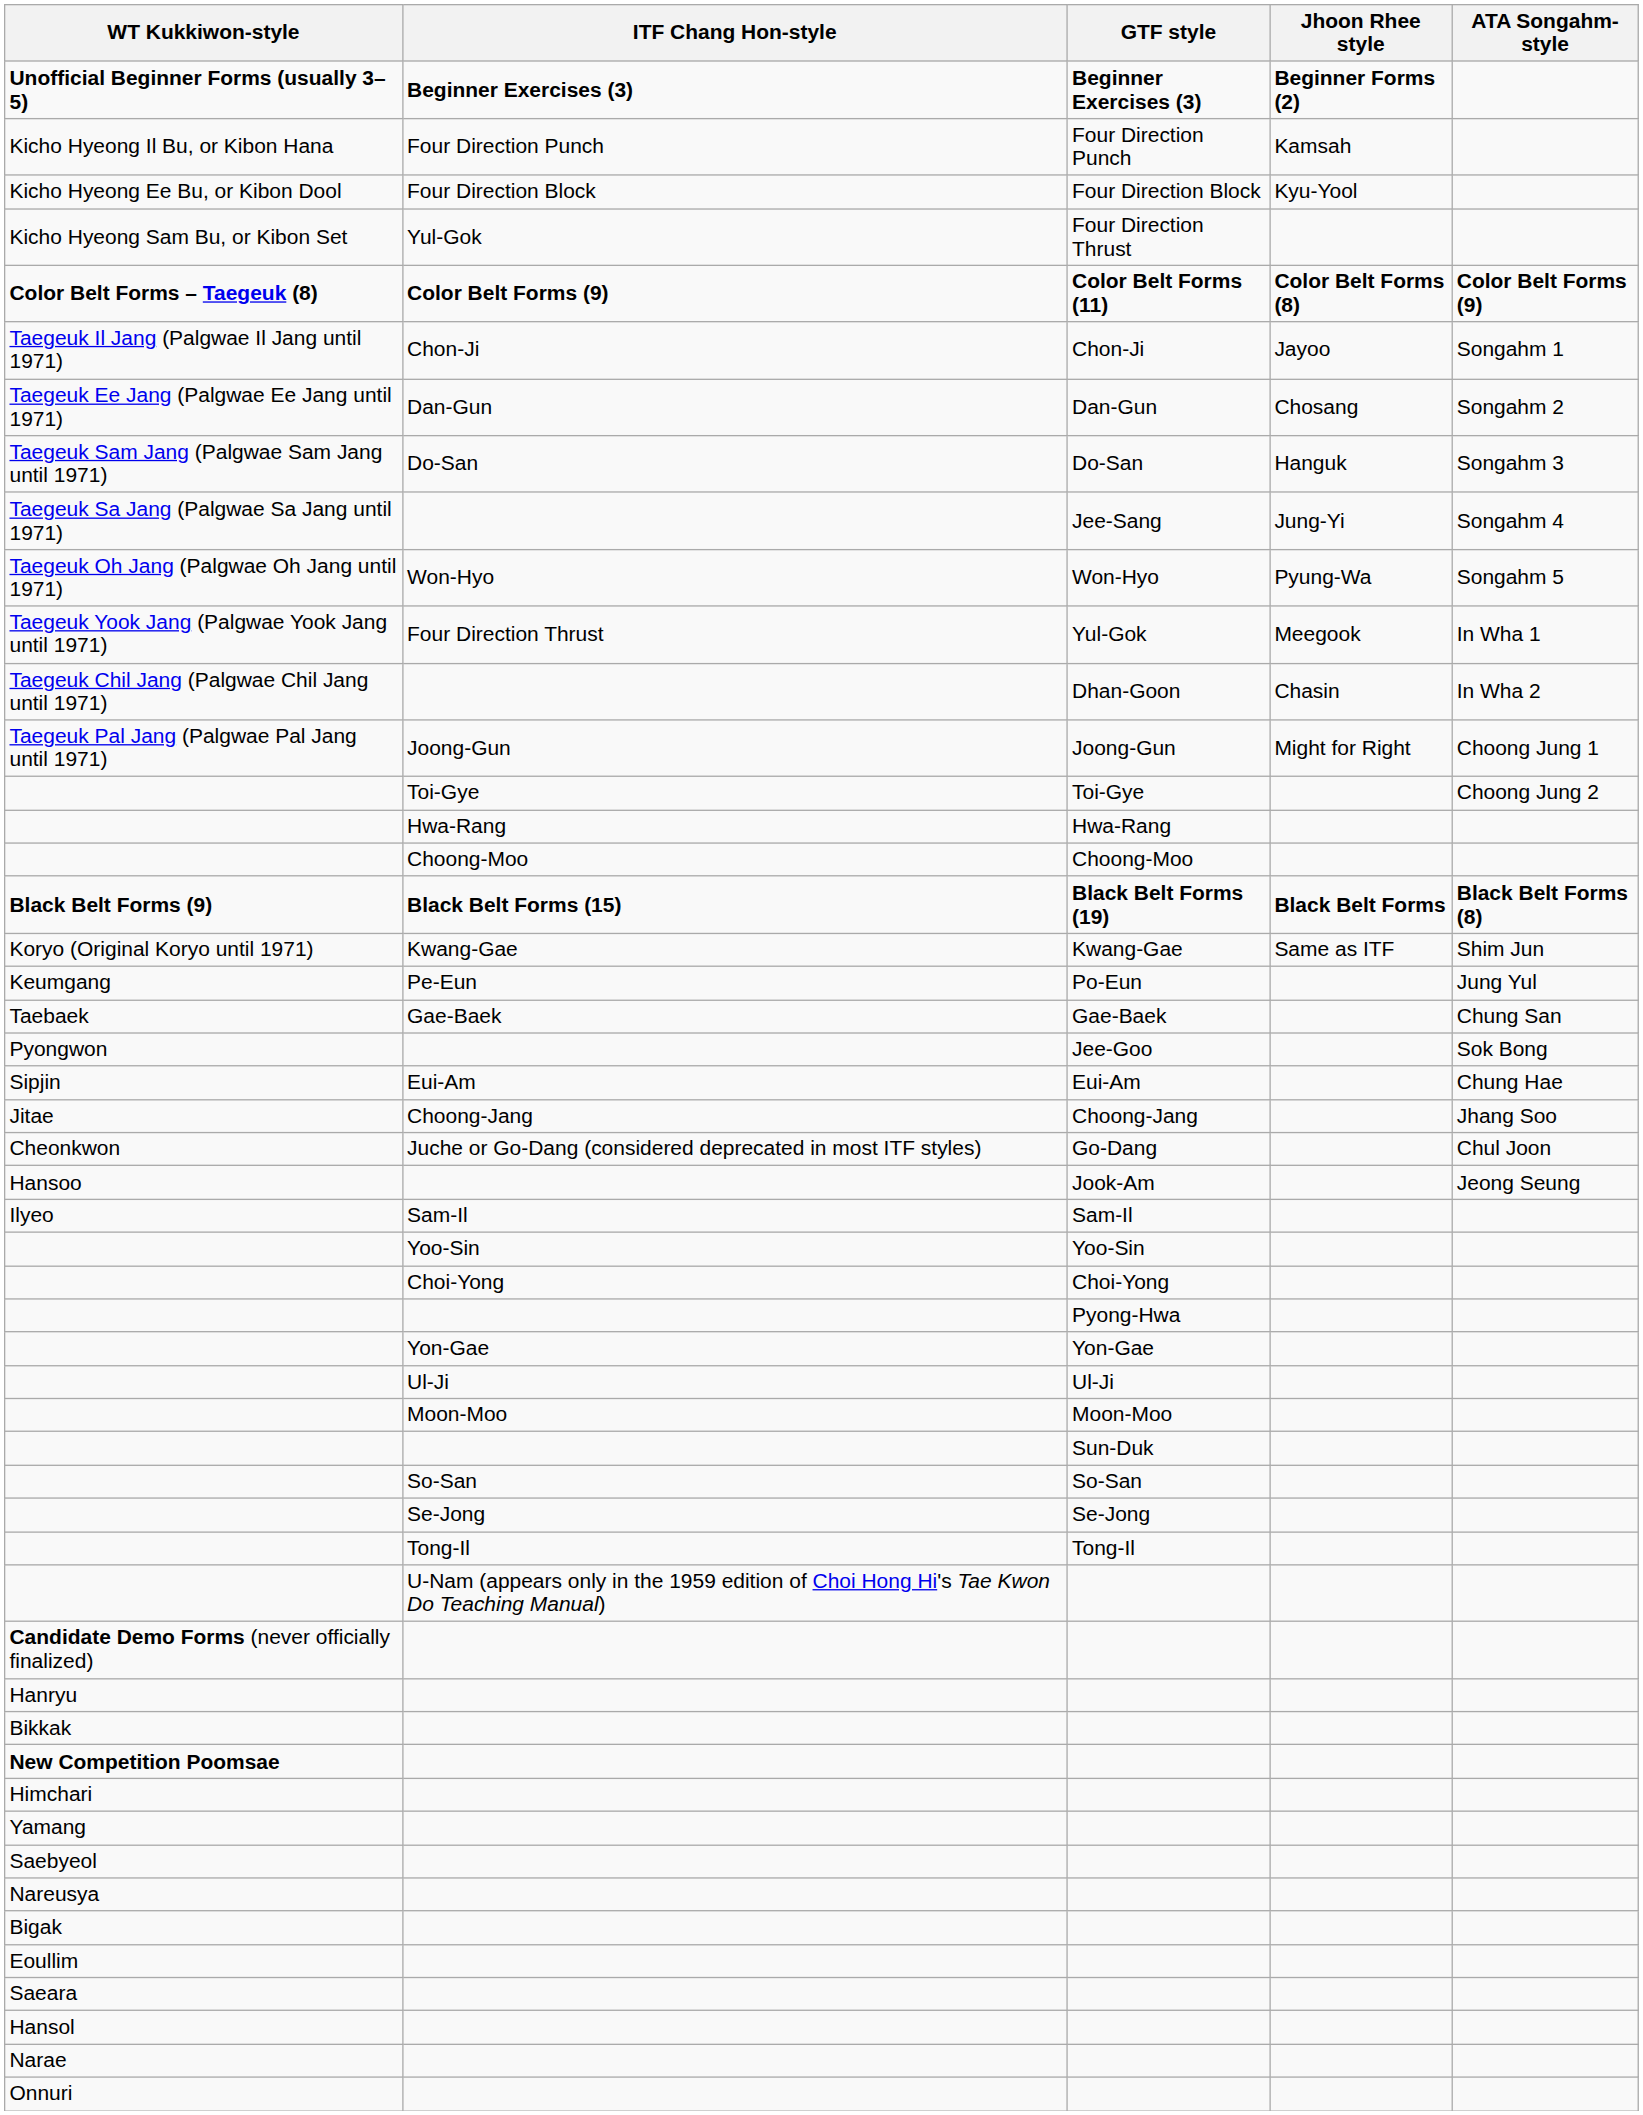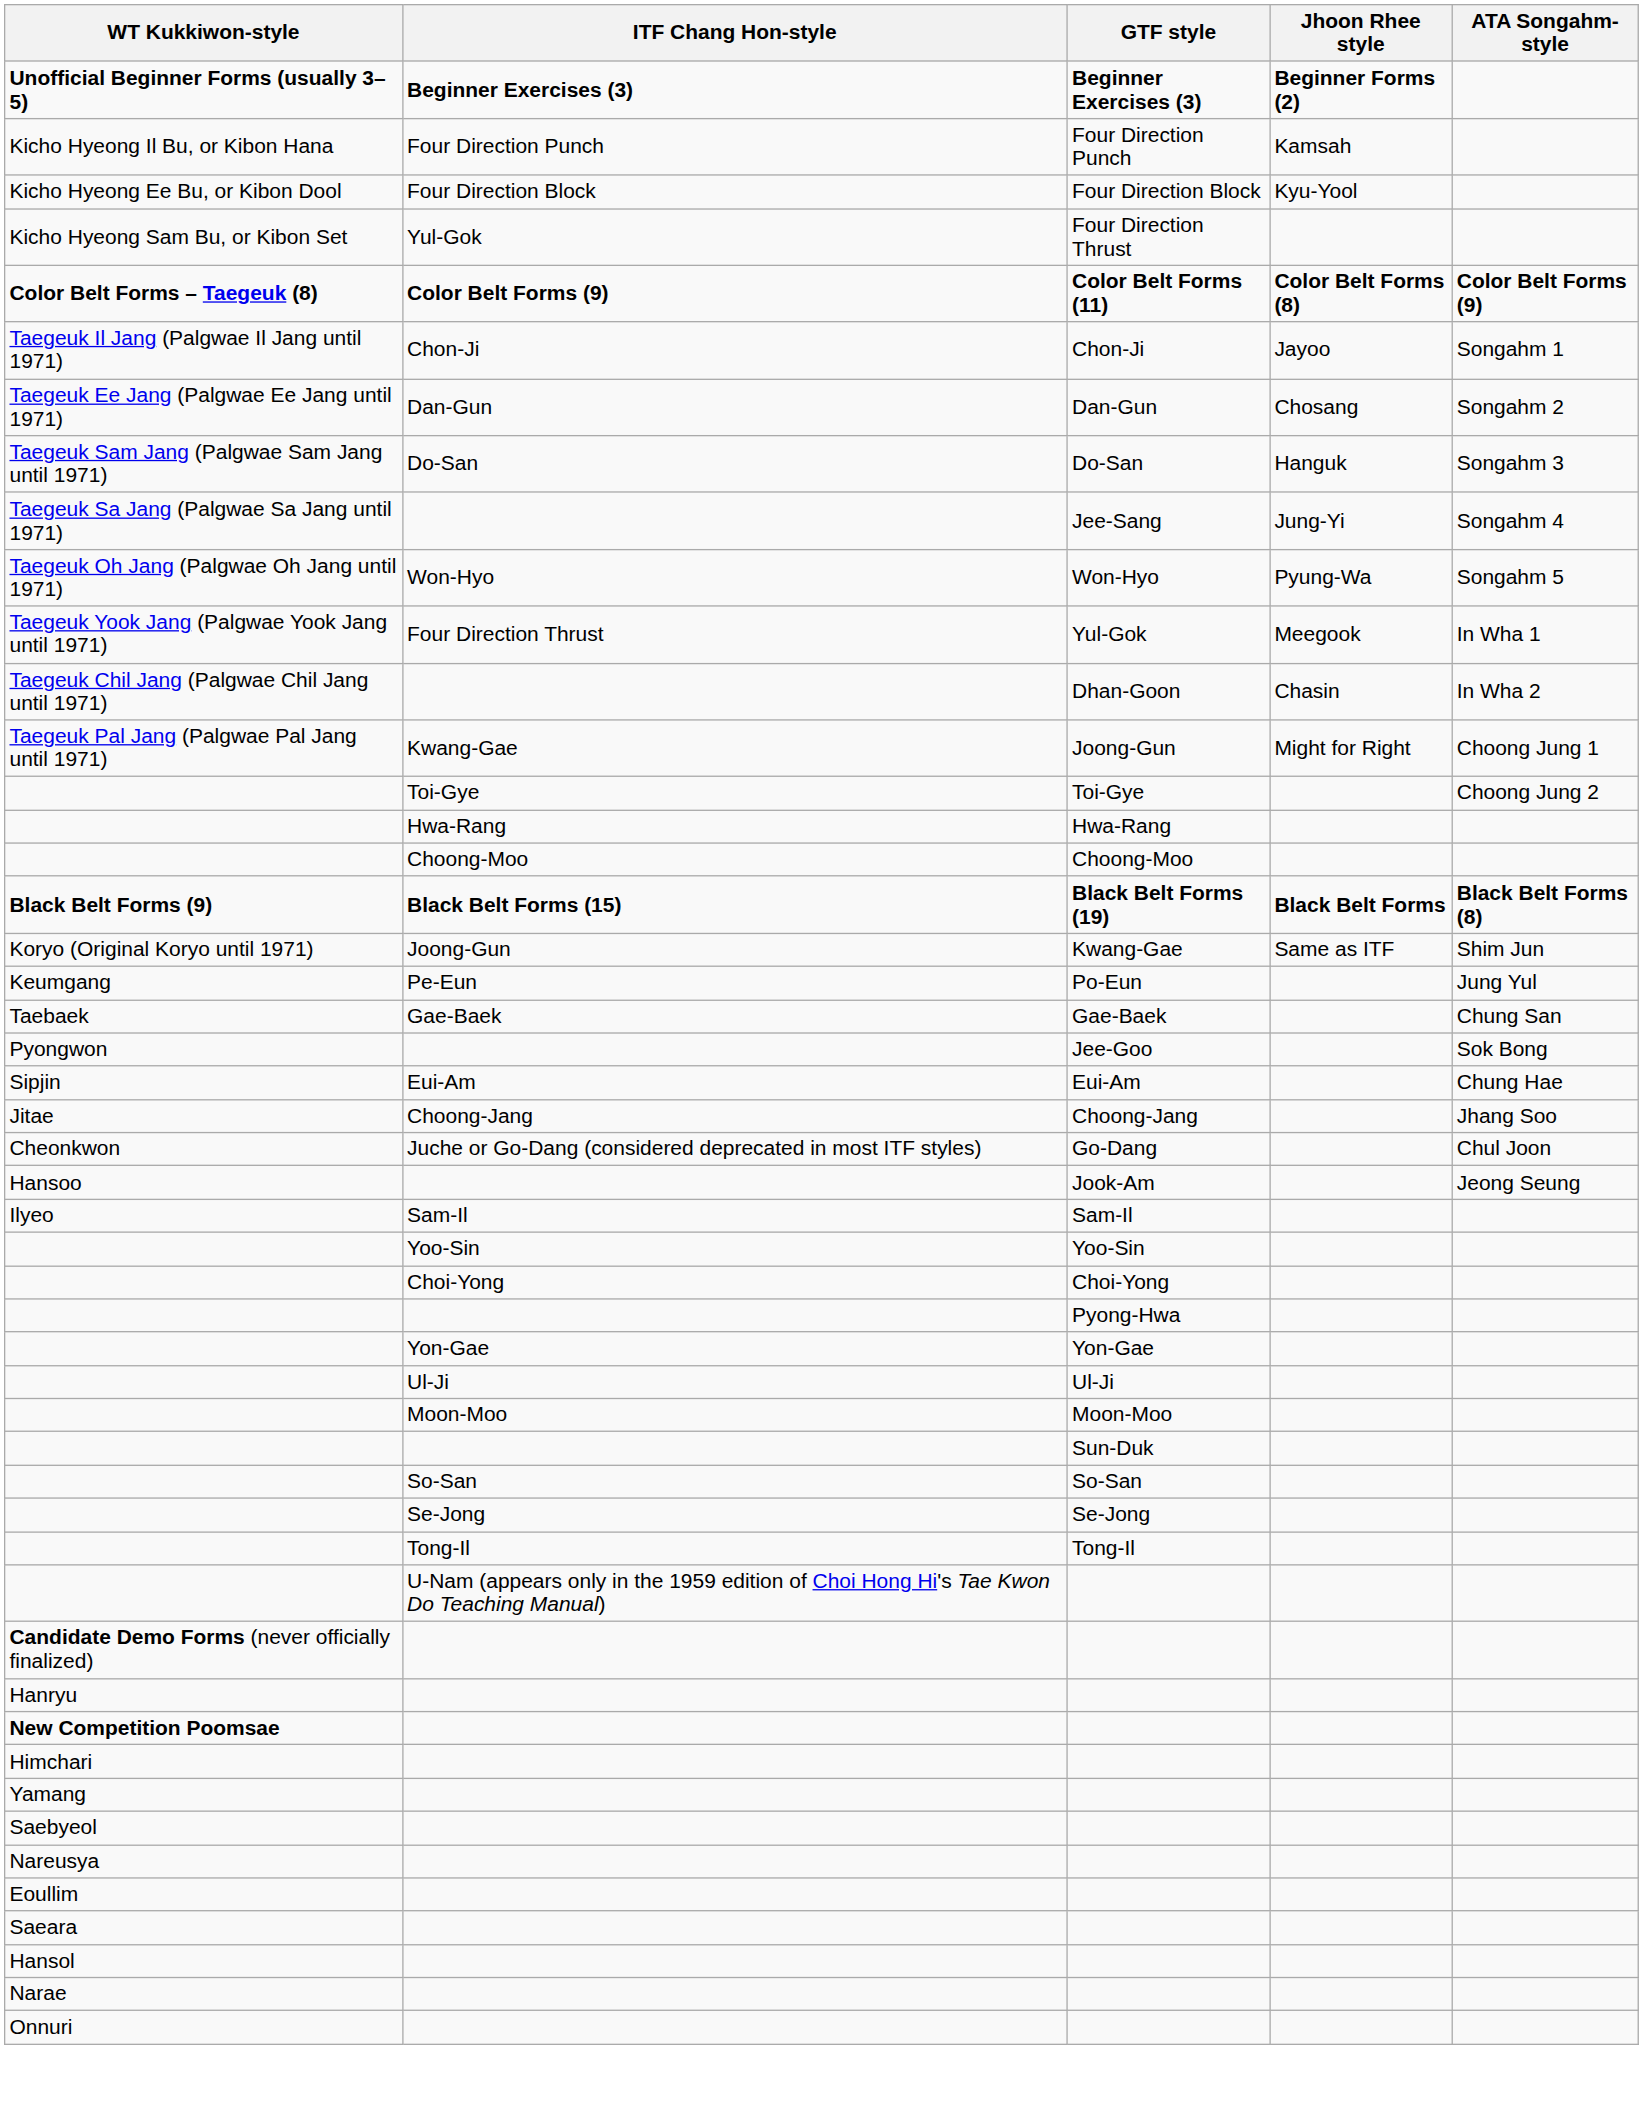(459, 748) Joong-Gun -> (462, 748) Kwang-Gae
(462, 949) Kwang-Gae -> (459, 949) Joong-Gun
- row: (40, 1728)
- row: (36, 1927)
